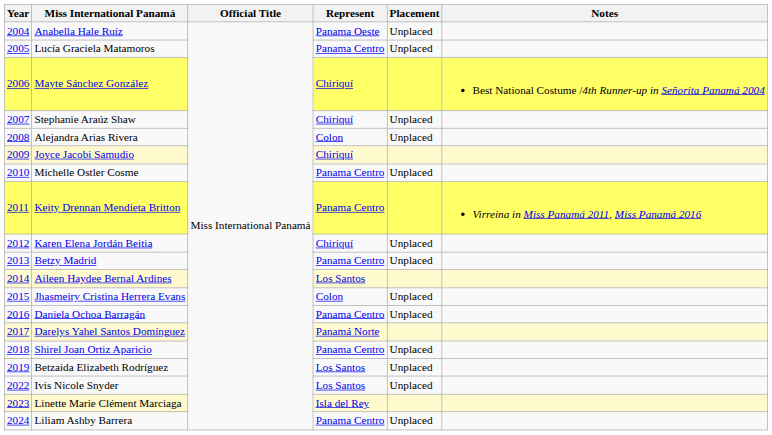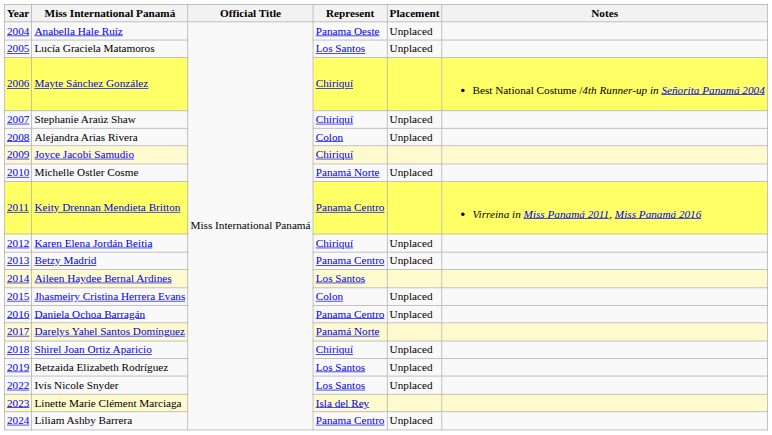(350, 48) Panama Centro -> (340, 48) Los Santos
(350, 172) Panama Centro -> (348, 172) Panamá Norte
(350, 349) Panama Centro -> (334, 349) Chiriquí
